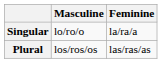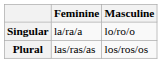columns swapped: (79, 13) <-> (132, 13)
